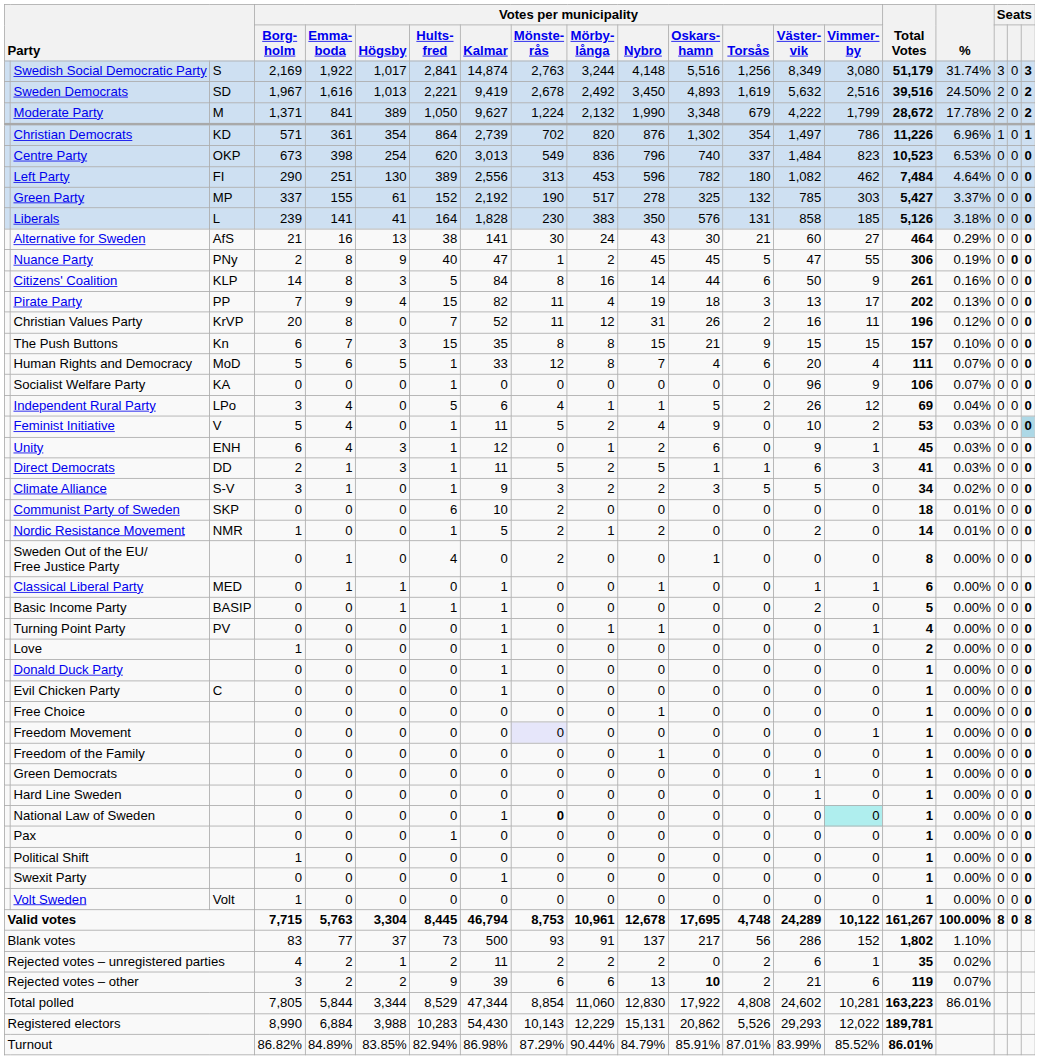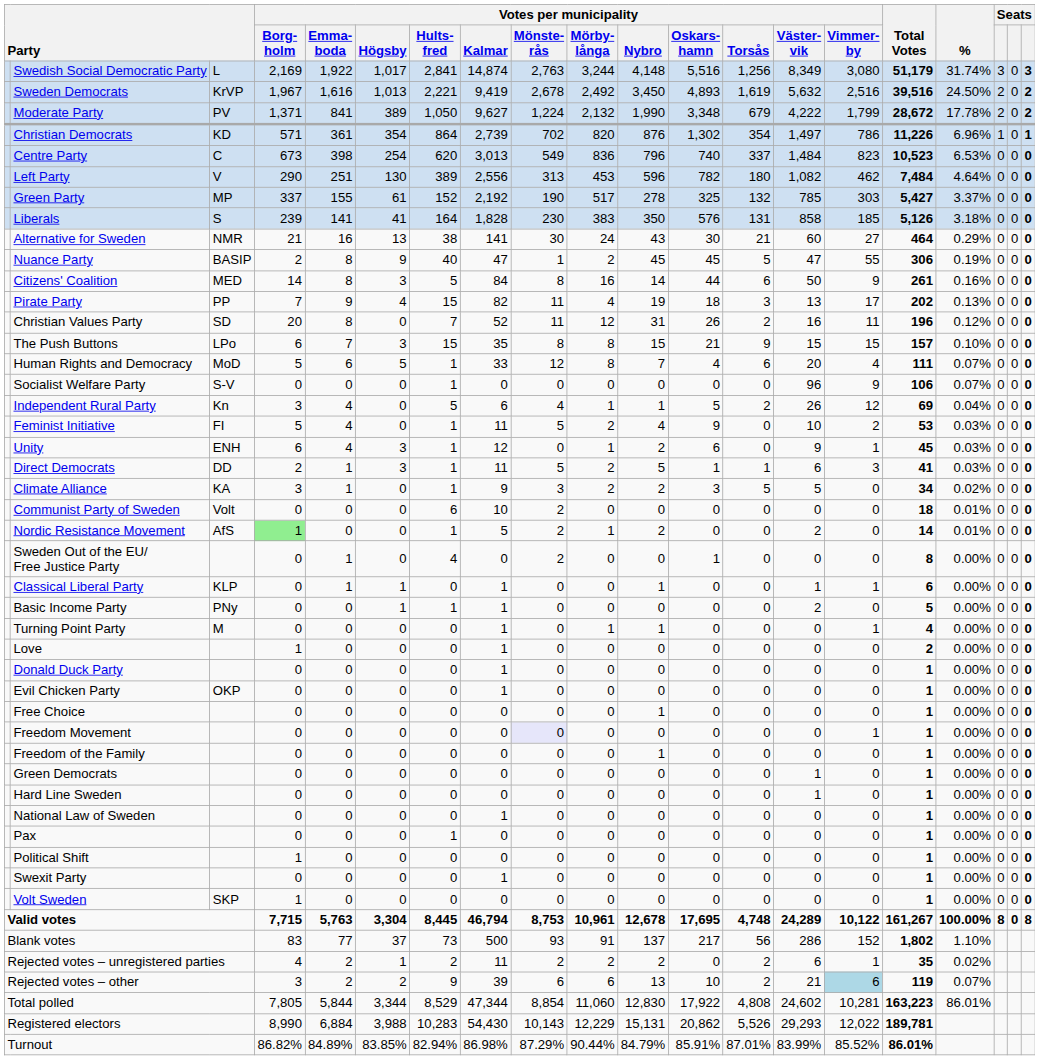(217, 71) S -> (216, 71) L
(222, 92) SD -> (228, 92) KrVP
(218, 112) M -> (222, 112) PV
(227, 156) OKP -> (217, 156) C
(219, 176) FI -> (217, 176) V
(216, 218) L -> (217, 218) S
(223, 239) AfS -> (228, 239) NMR
(225, 260) PNy -> (232, 260) BASIP
(1015, 260) bold -> (1015, 260) normal
(225, 280) KLP -> (227, 280) MED
(228, 322) KrVP -> (222, 322) SD
(221, 343) Kn -> (224, 343) LPo
(222, 385) KA -> (224, 385) S-V
(224, 405) LPo -> (221, 405) Kn
(217, 426) V -> (219, 426) FI
(1028, 426) lightblue background -> (1028, 426) no background
(224, 489) S-V -> (222, 489) KA
(226, 509) SKP -> (224, 509) Volt
(228, 530) NMR -> (223, 530) AfS
(298, 530) no background -> (298, 530) lightgreen background
(227, 587) MED -> (225, 587) KLP
(232, 607) BASIP -> (225, 607) PNy
(222, 628) PV -> (218, 628) M
(217, 691) C -> (227, 691) OKP
(560, 815) bold -> (560, 815) normal
(876, 815) paleturquoise background -> (876, 815) no background
(224, 899) Volt -> (226, 899) SKP
(713, 982) bold -> (713, 982) normal
(876, 982) no background -> (876, 982) lightblue background
